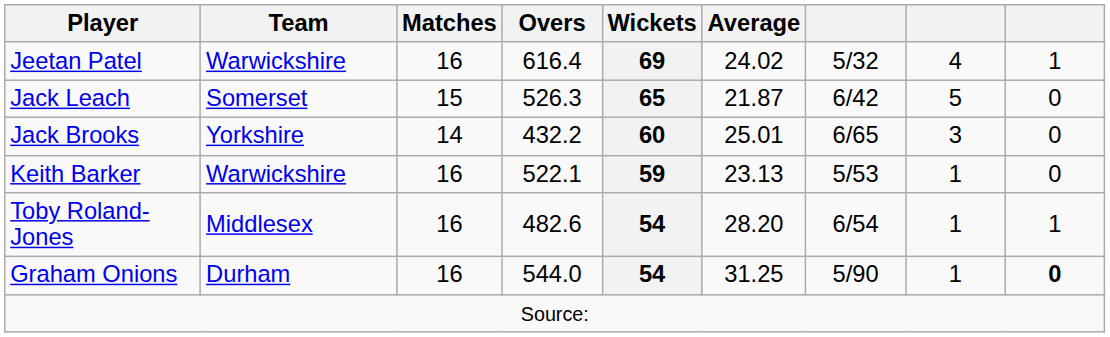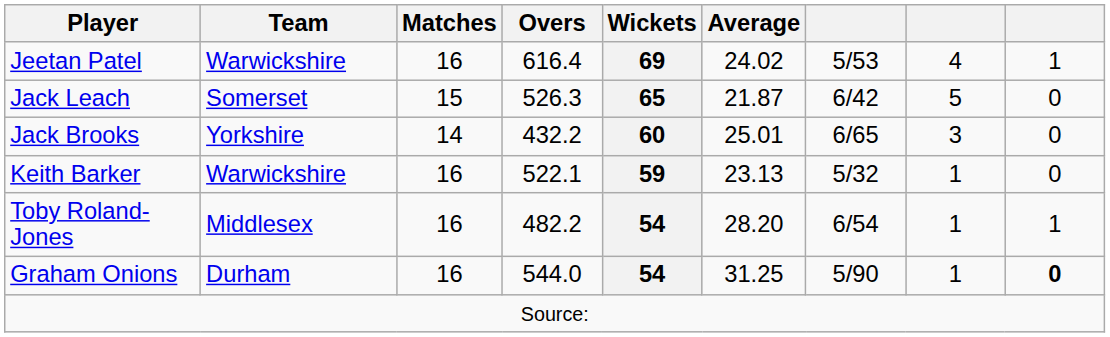(856, 60) 5/32 -> (856, 60) 5/53
(856, 173) 5/53 -> (856, 173) 5/32
(552, 224) 482.6 -> (552, 224) 482.2
